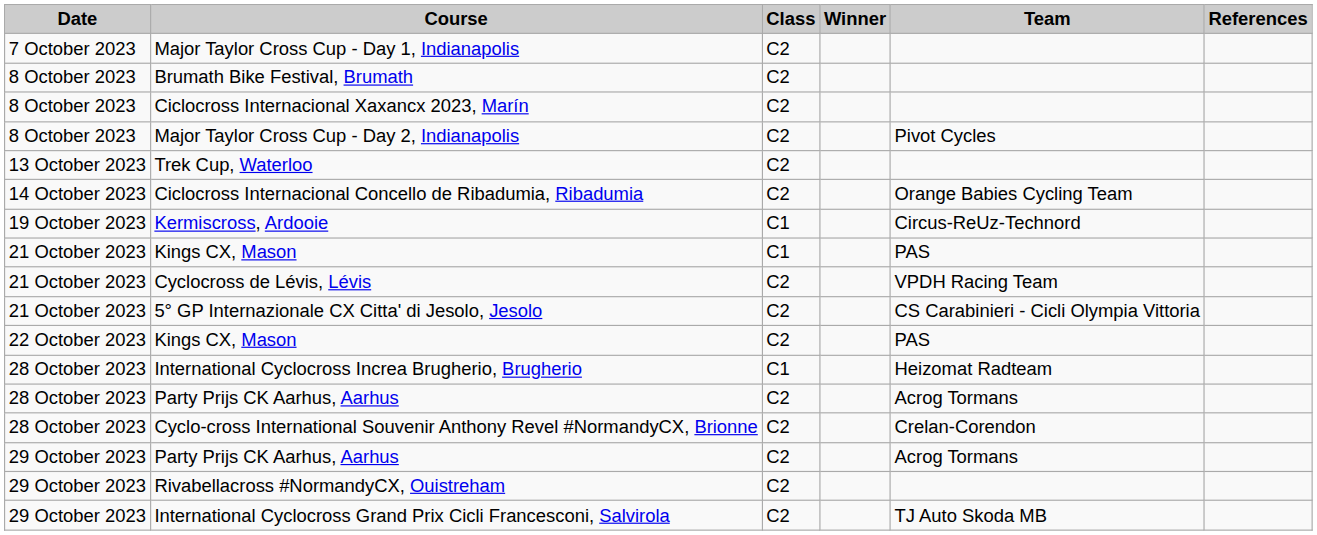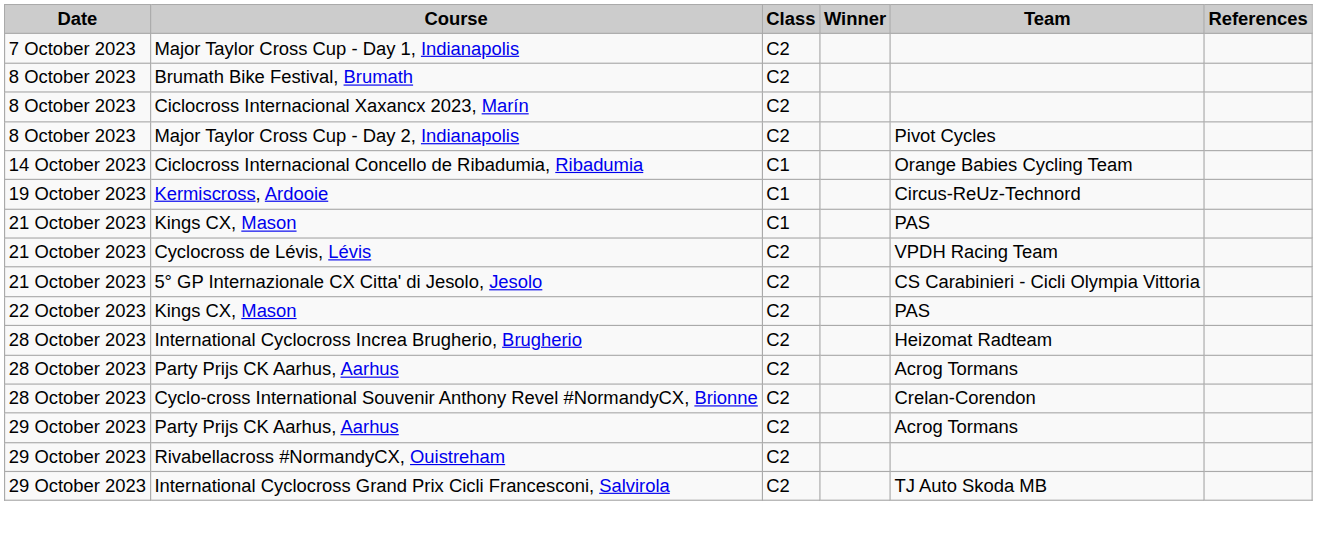- row: (77, 164)
(778, 194) C2 -> (778, 164) C1
(778, 369) C1 -> (778, 340) C2
